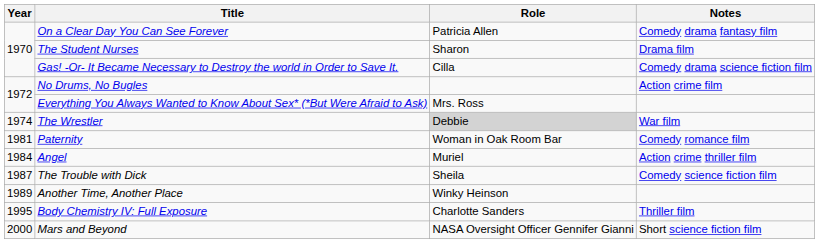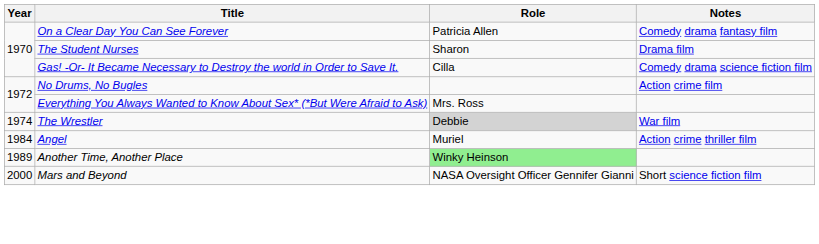- row: (60, 139)
- row: (92, 175)
(470, 193) no background -> (470, 157) lightgreen background
- row: (122, 211)
